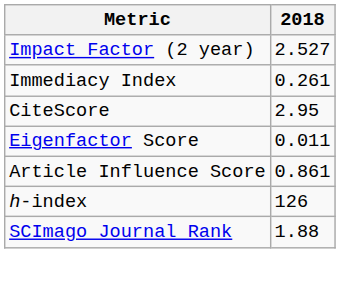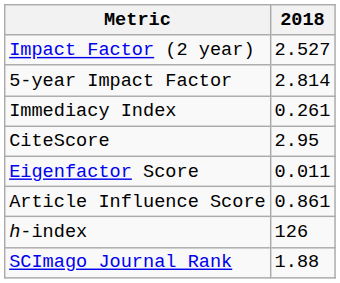+ row: (121, 80)
